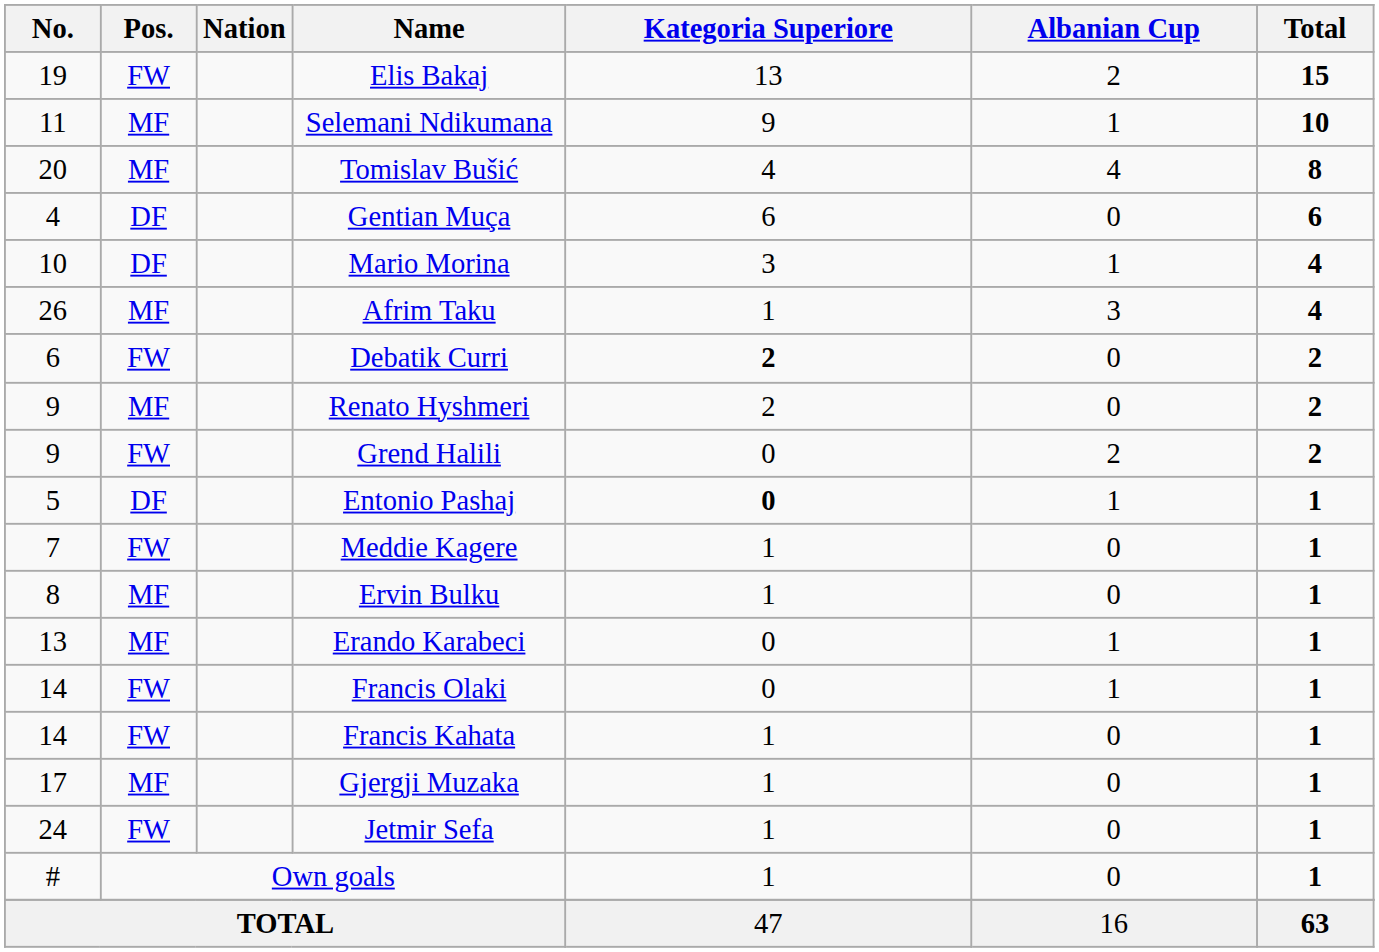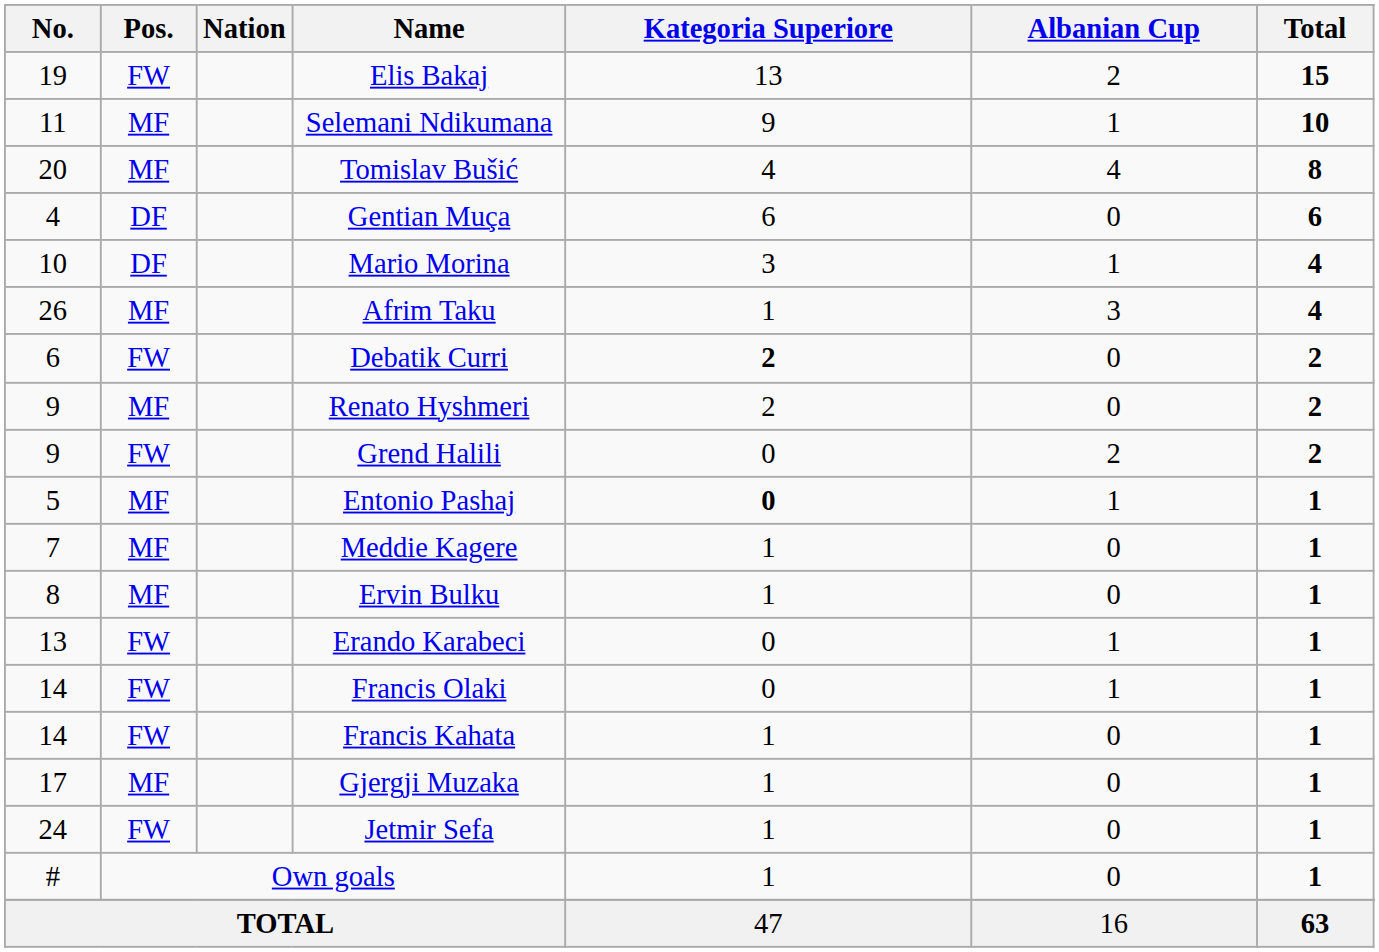(149, 499) DF -> (149, 499) MF
(149, 546) FW -> (149, 546) MF
(149, 640) MF -> (149, 640) FW
